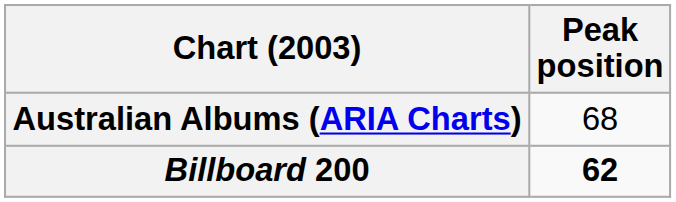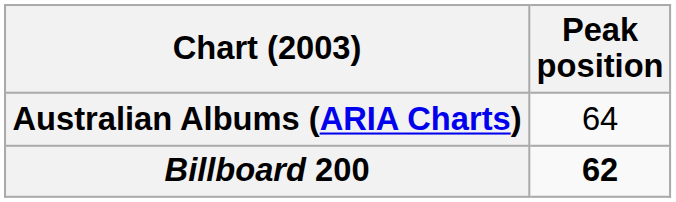(600, 118) 68 -> (600, 118) 64
